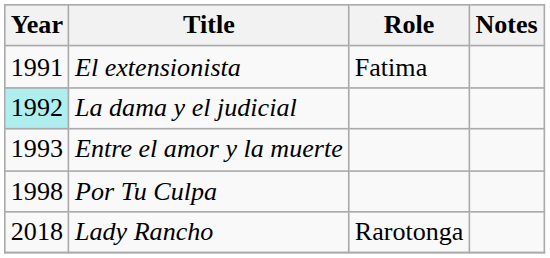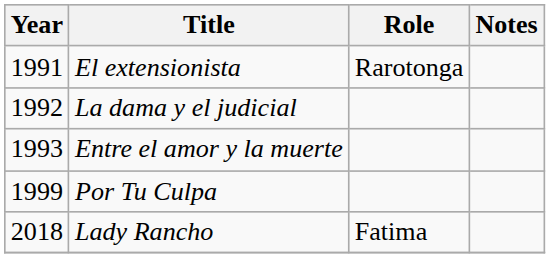(391, 66) Fatima -> (409, 66) Rarotonga
(37, 107) paleturquoise background -> (37, 107) no background
(37, 190) 1998 -> (37, 190) 1999
(409, 231) Rarotonga -> (391, 231) Fatima
